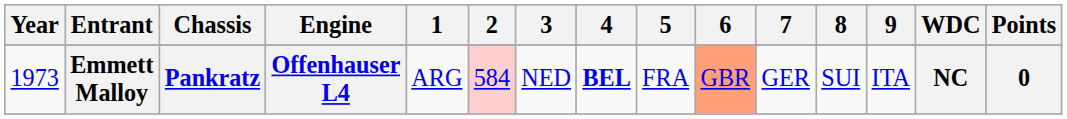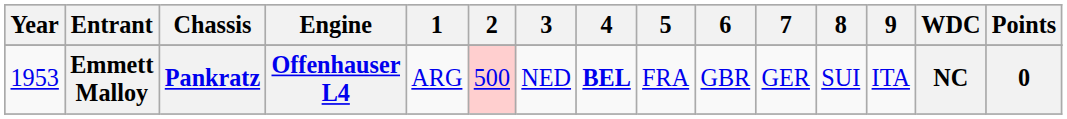(35, 79) 1973 -> (35, 79) 1953
(492, 79) 584 -> (492, 79) 500
(725, 79) lightsalmon background -> (725, 79) no background
